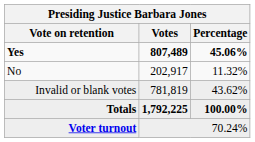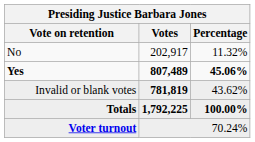rows swapped: (15, 52) <-> (14, 71)
(169, 90) normal -> (169, 90) bold
